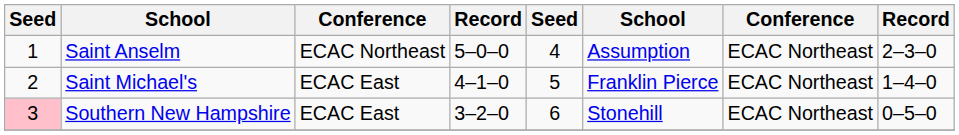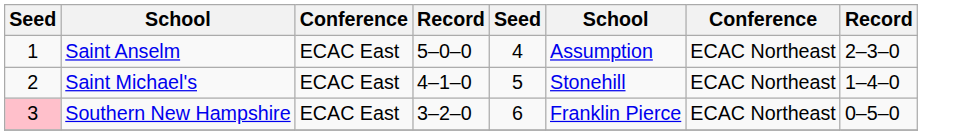(372, 51) ECAC Northeast -> (349, 51) ECAC East
(653, 82) Franklin Pierce -> (588, 82) Stonehill
(625, 113) Stonehill -> (616, 113) Franklin Pierce
